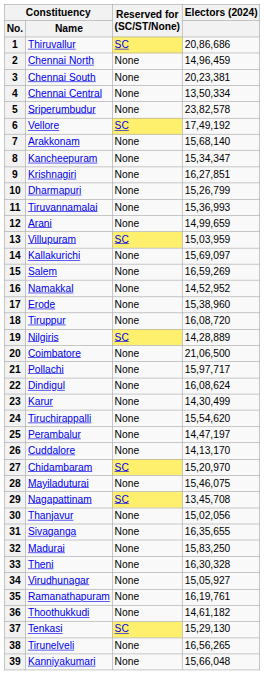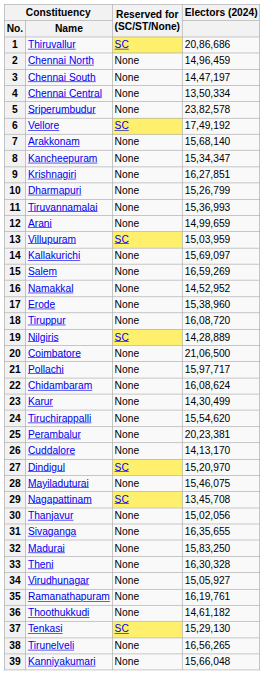(208, 77) 20,23,381 -> (208, 77) 14,47,197
(46, 386) Dindigul -> (60, 386) Chidambaram
(208, 434) 14,47,197 -> (208, 434) 20,23,381
(60, 467) Chidambaram -> (46, 467) Dindigul
